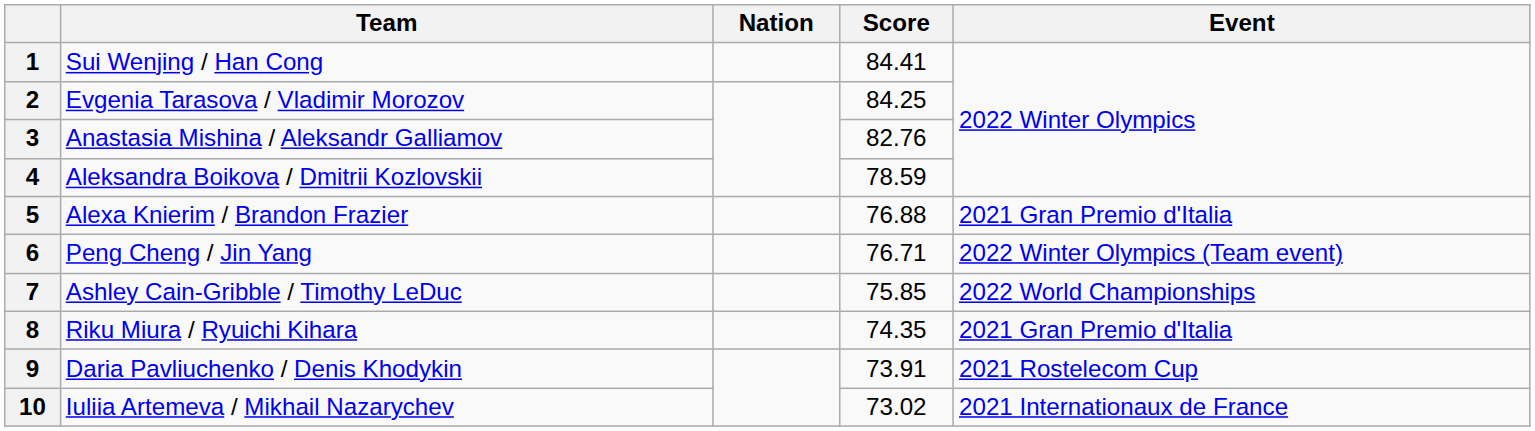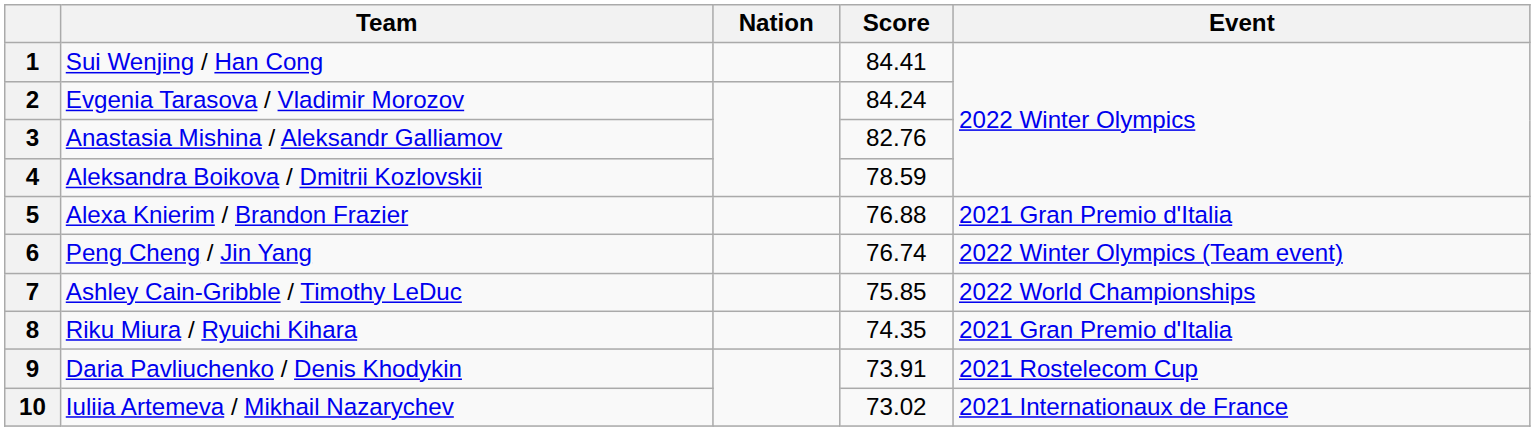(896, 100) 84.25 -> (896, 100) 84.24
(896, 253) 76.71 -> (896, 253) 76.74
